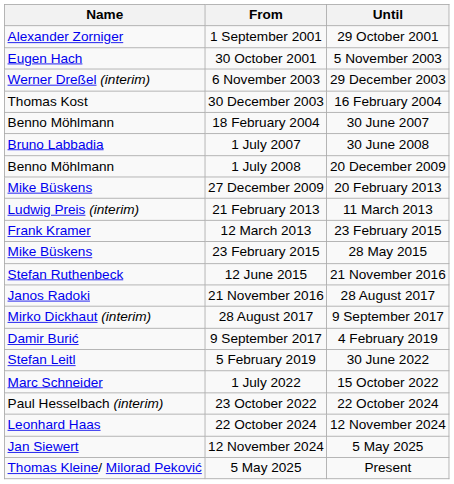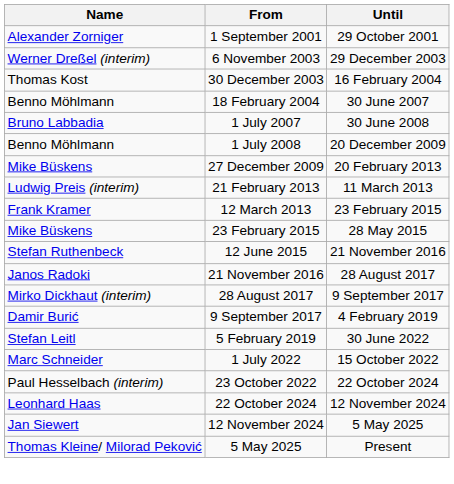- row: (266, 58)
